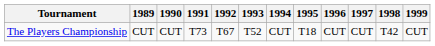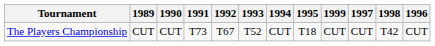columns swapped: (335, 13) <-> (417, 13)
